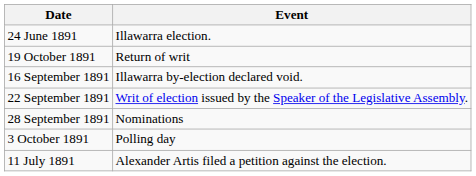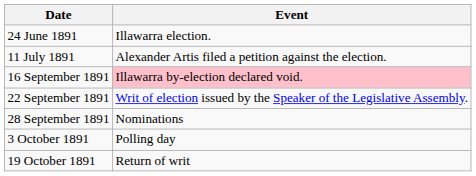rows swapped: (41, 160) <-> (52, 56)
(209, 77) no background -> (209, 77) pink background
